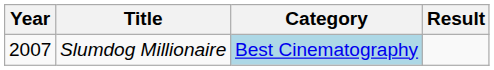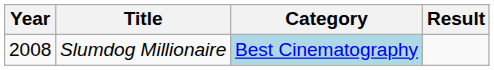(30, 49) 2007 -> (30, 49) 2008
